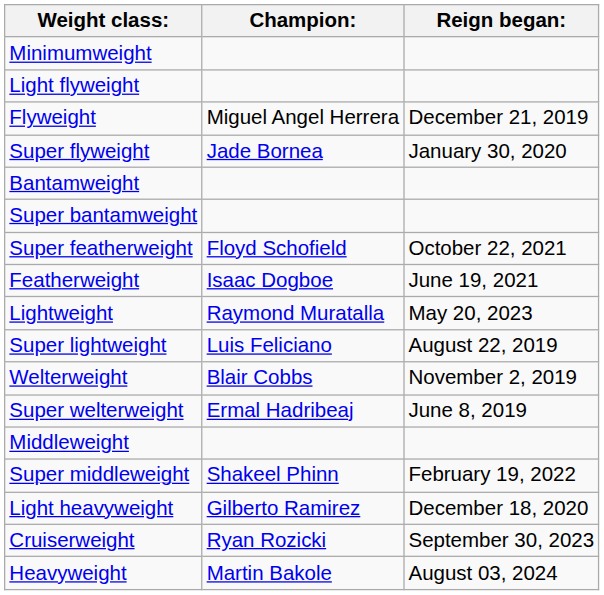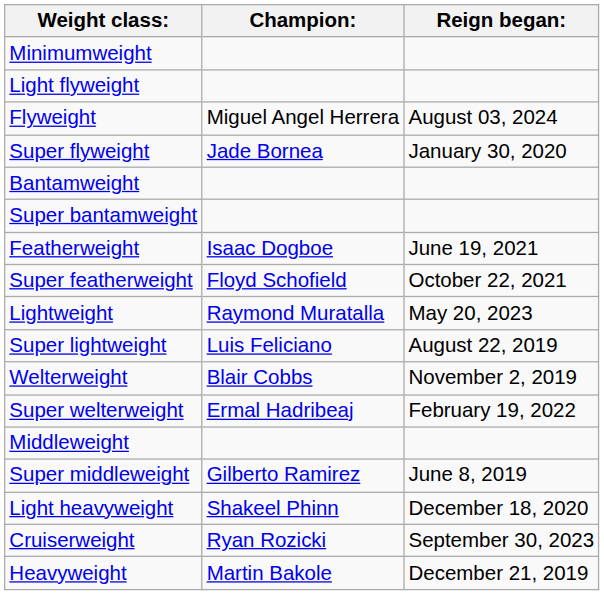(498, 118) December 21, 2019 -> (483, 118) August 03, 2024
rows swapped: (74, 280) <-> (101, 248)
(468, 410) June 8, 2019 -> (492, 410) February 19, 2022
(273, 475) Shakeel Phinn -> (283, 475) Gilberto Ramirez
(492, 475) February 19, 2022 -> (468, 475) June 8, 2019
(283, 507) Gilberto Ramirez -> (273, 507) Shakeel Phinn
(483, 572) August 03, 2024 -> (498, 572) December 21, 2019
